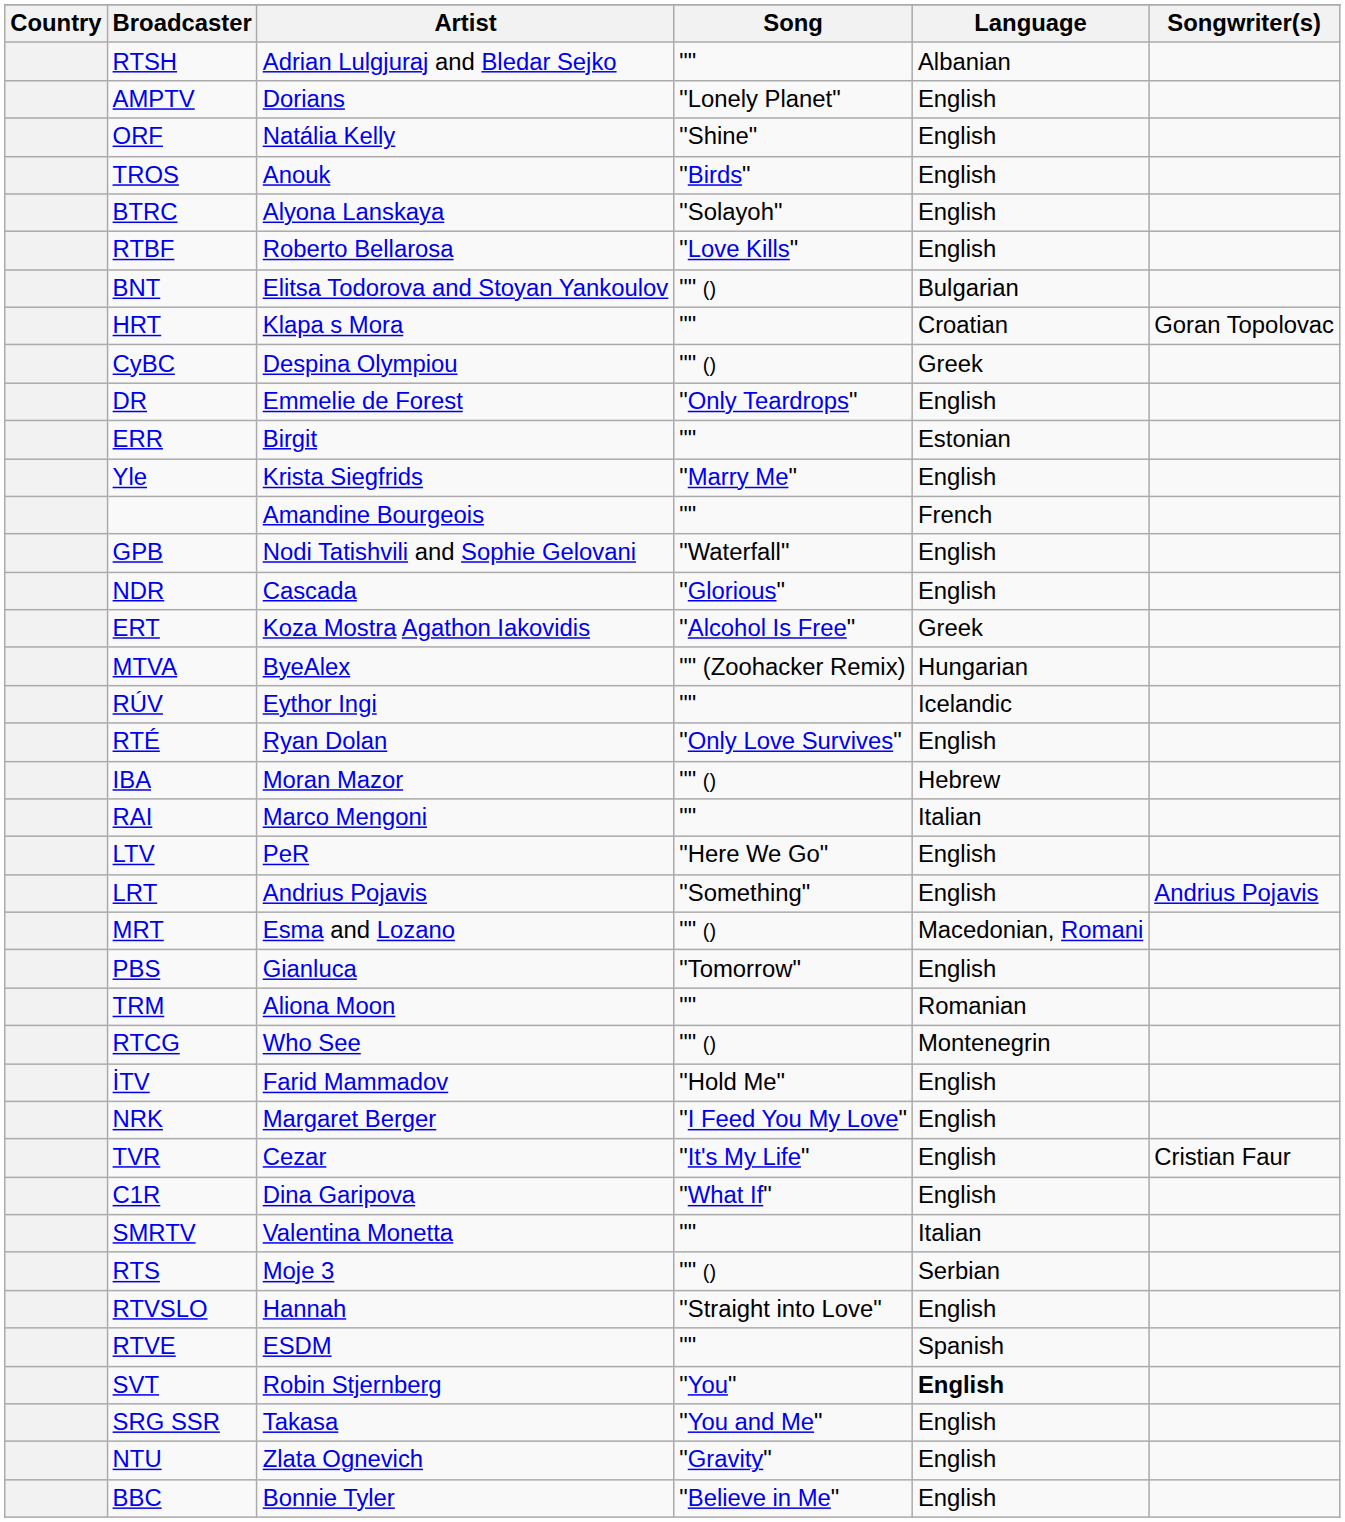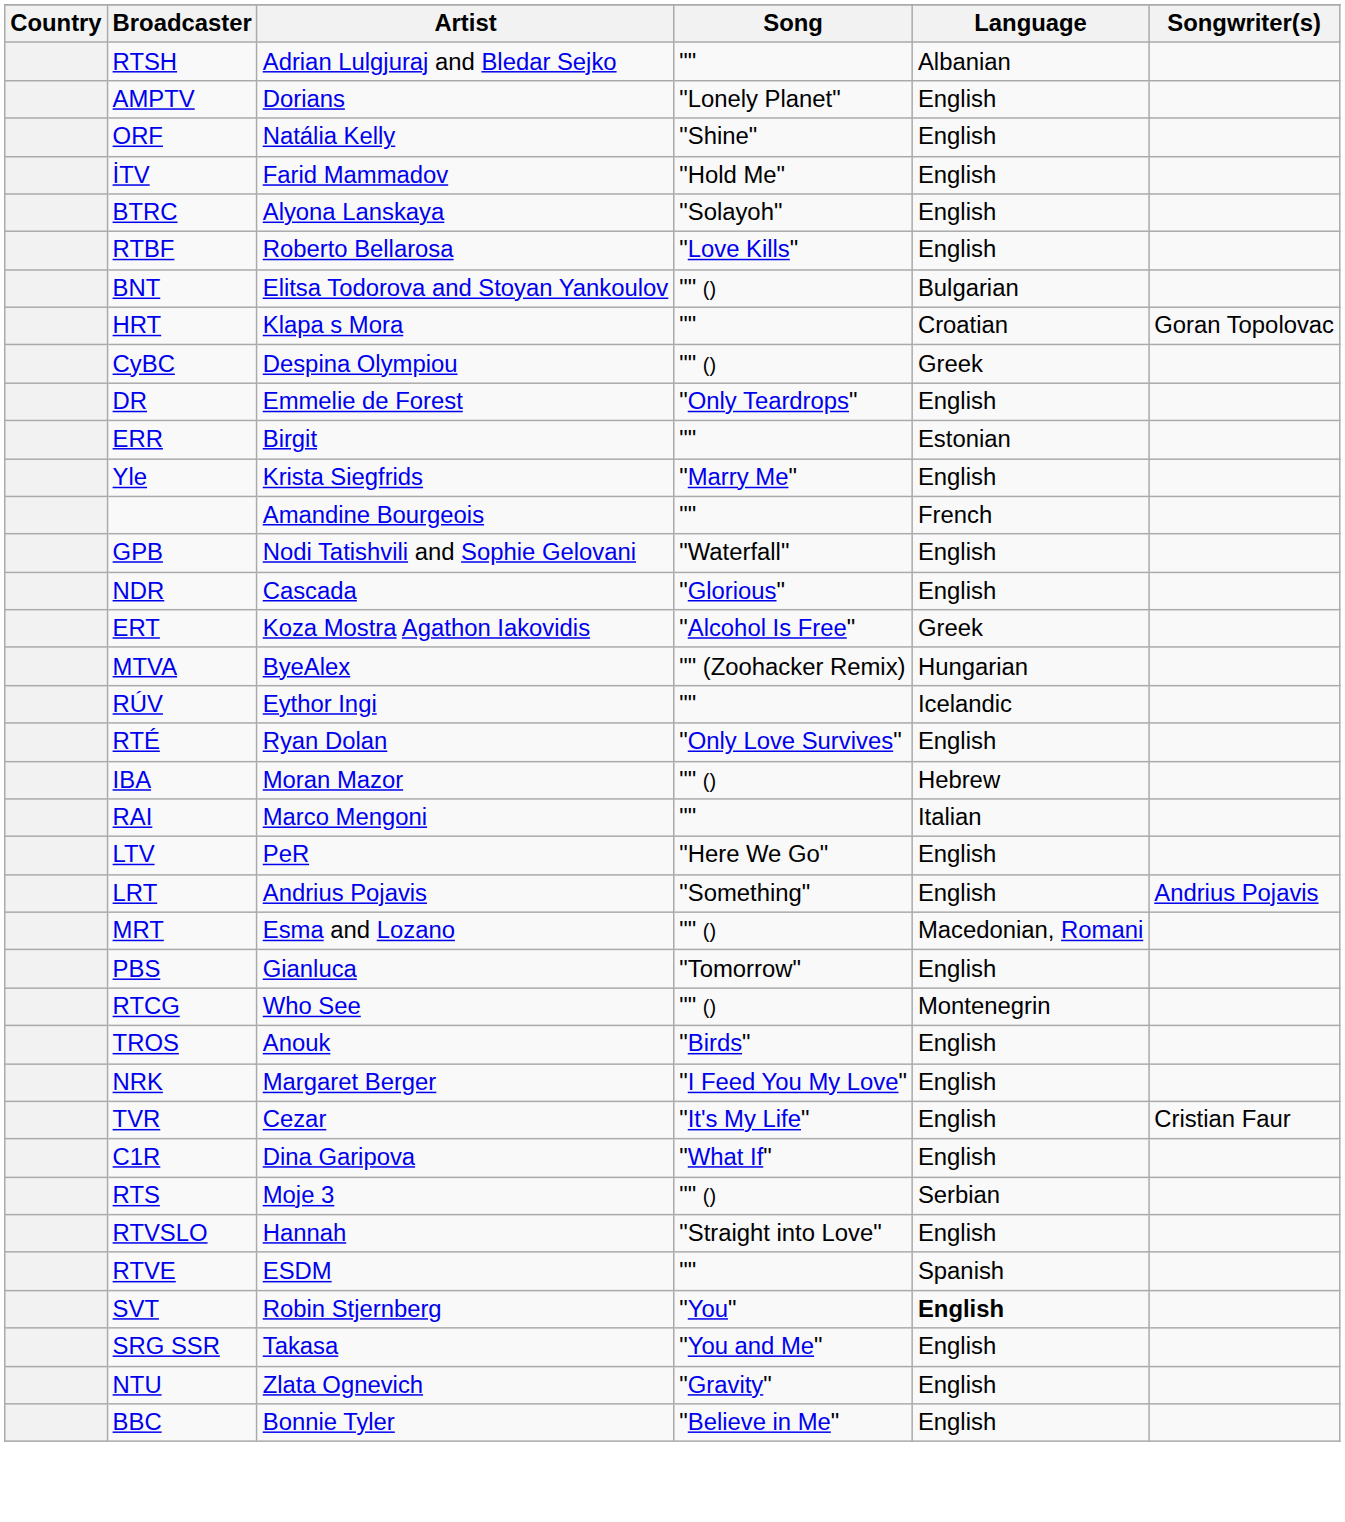rows swapped: (131, 1082) <-> (146, 174)
- row: (138, 1006)
- row: (154, 1233)
